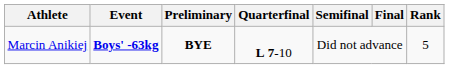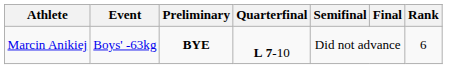(126, 45) bold -> (125, 45) normal
(425, 45) 5 -> (423, 45) 6
